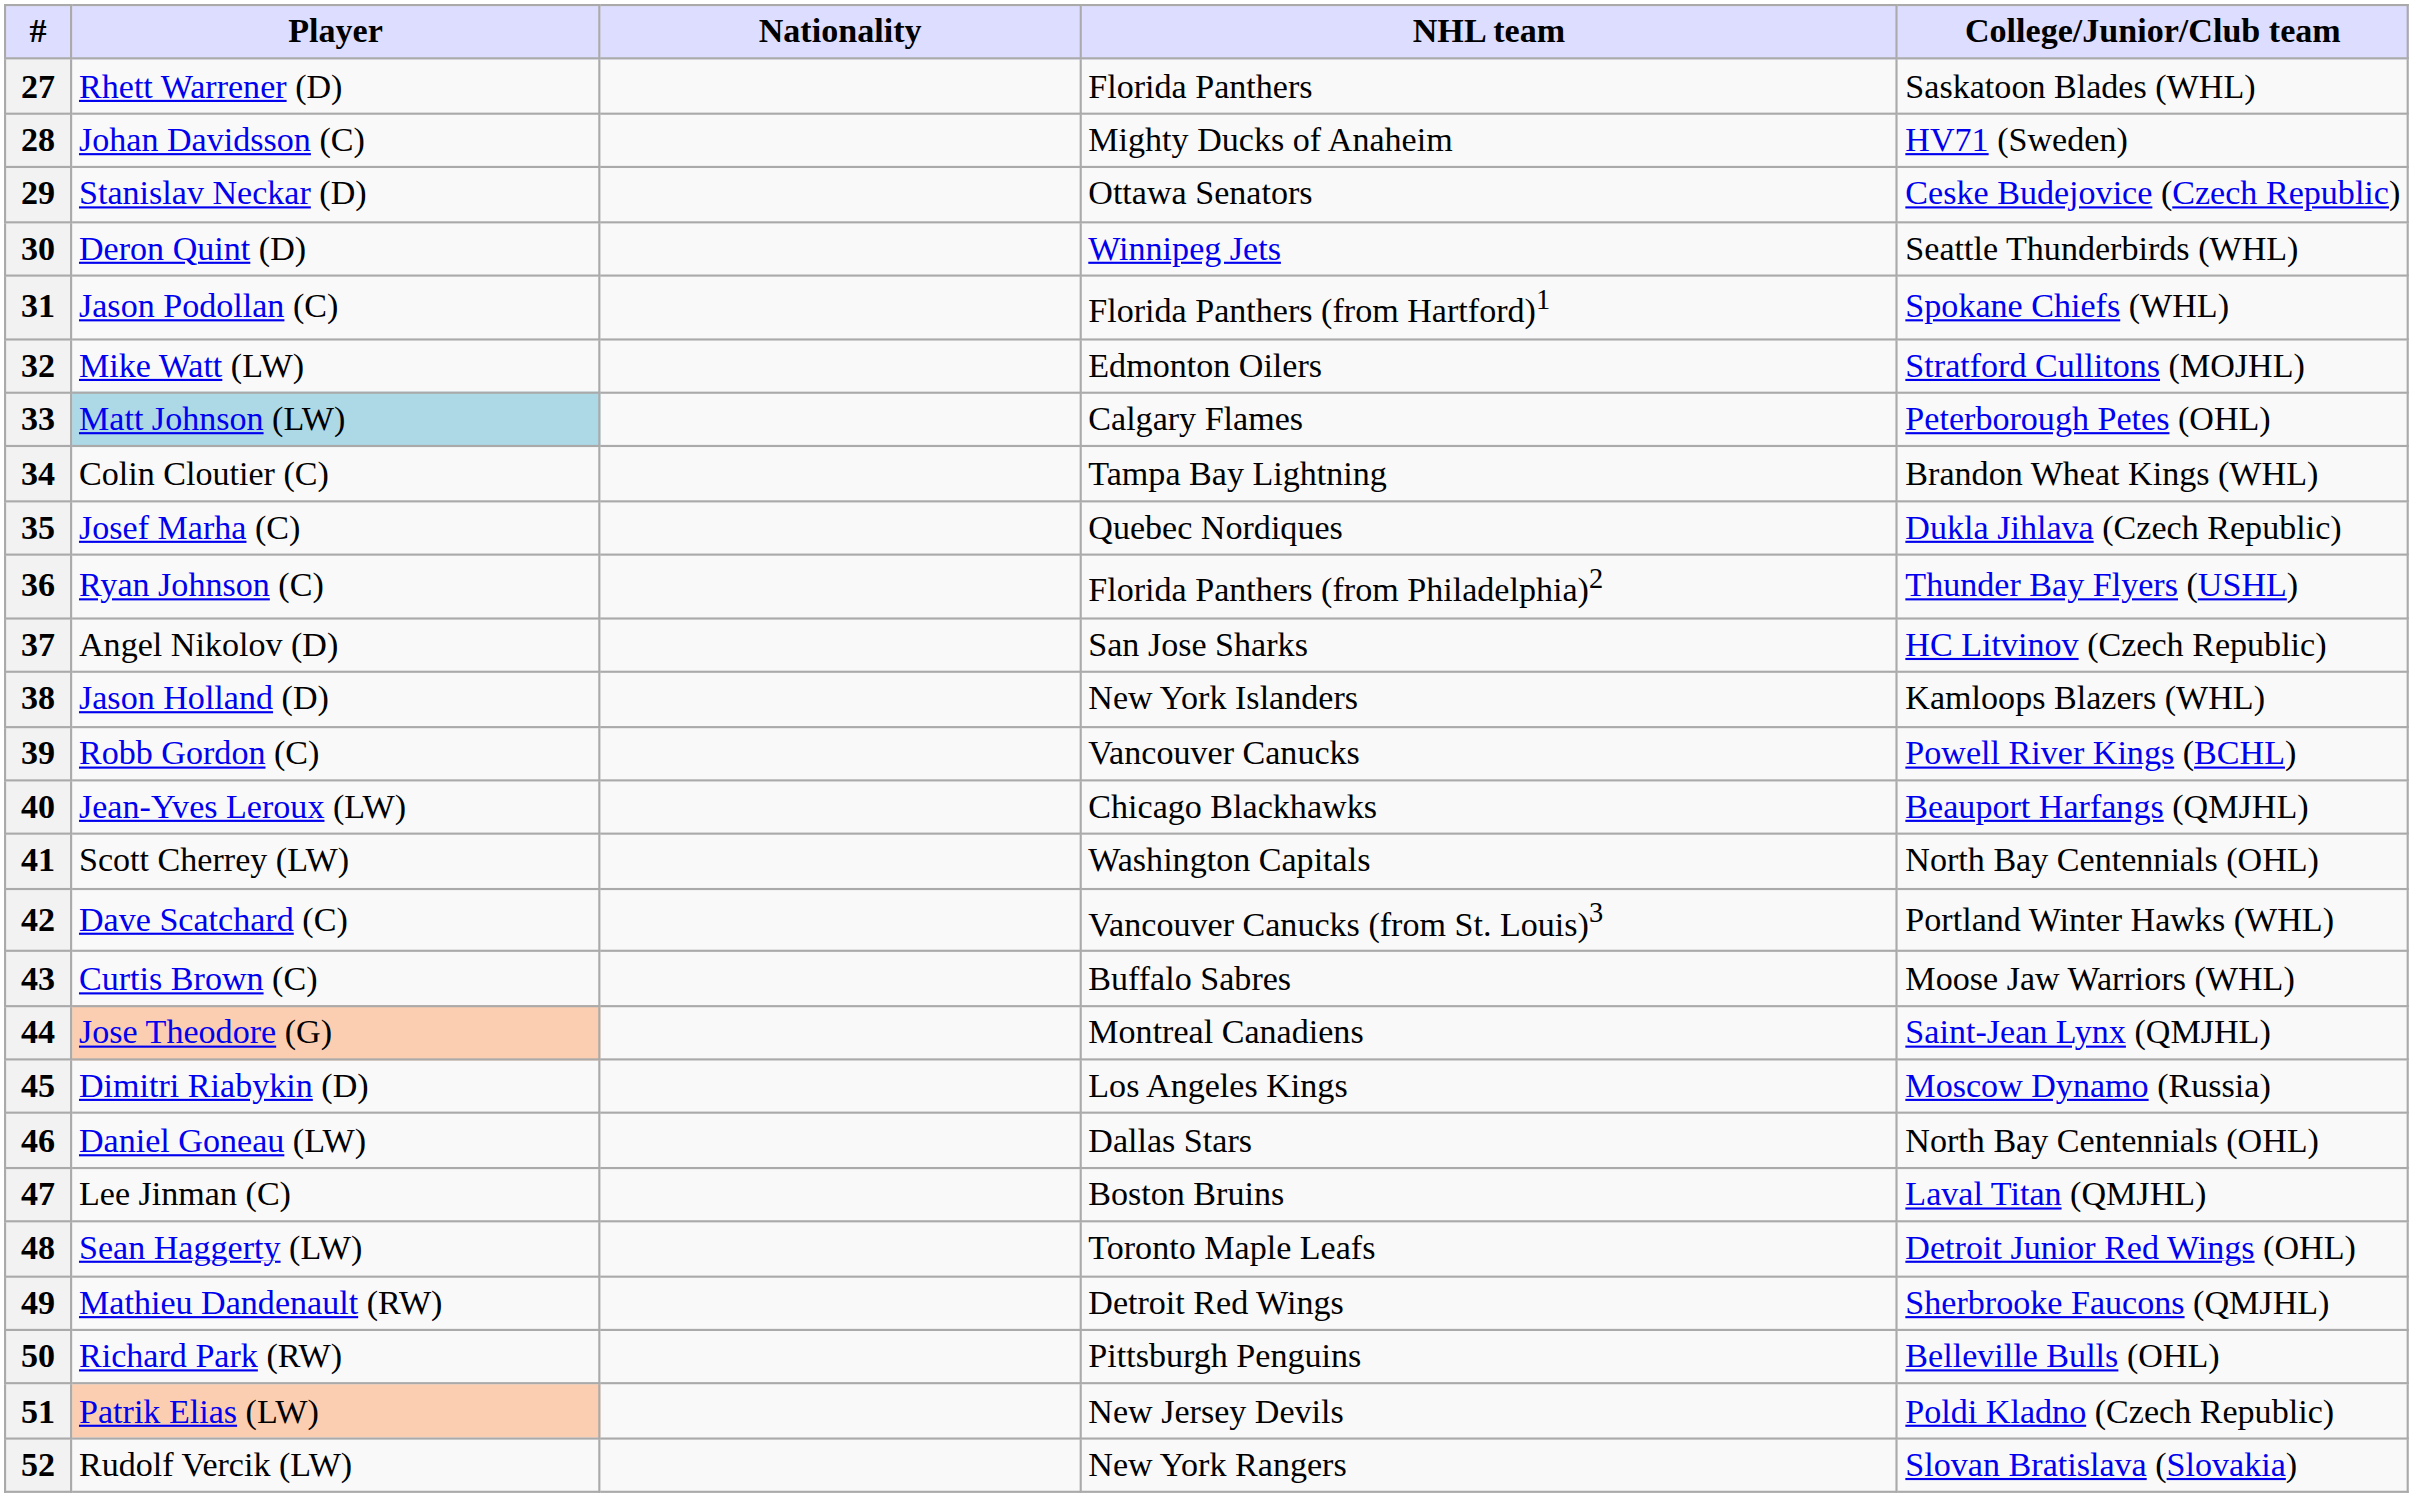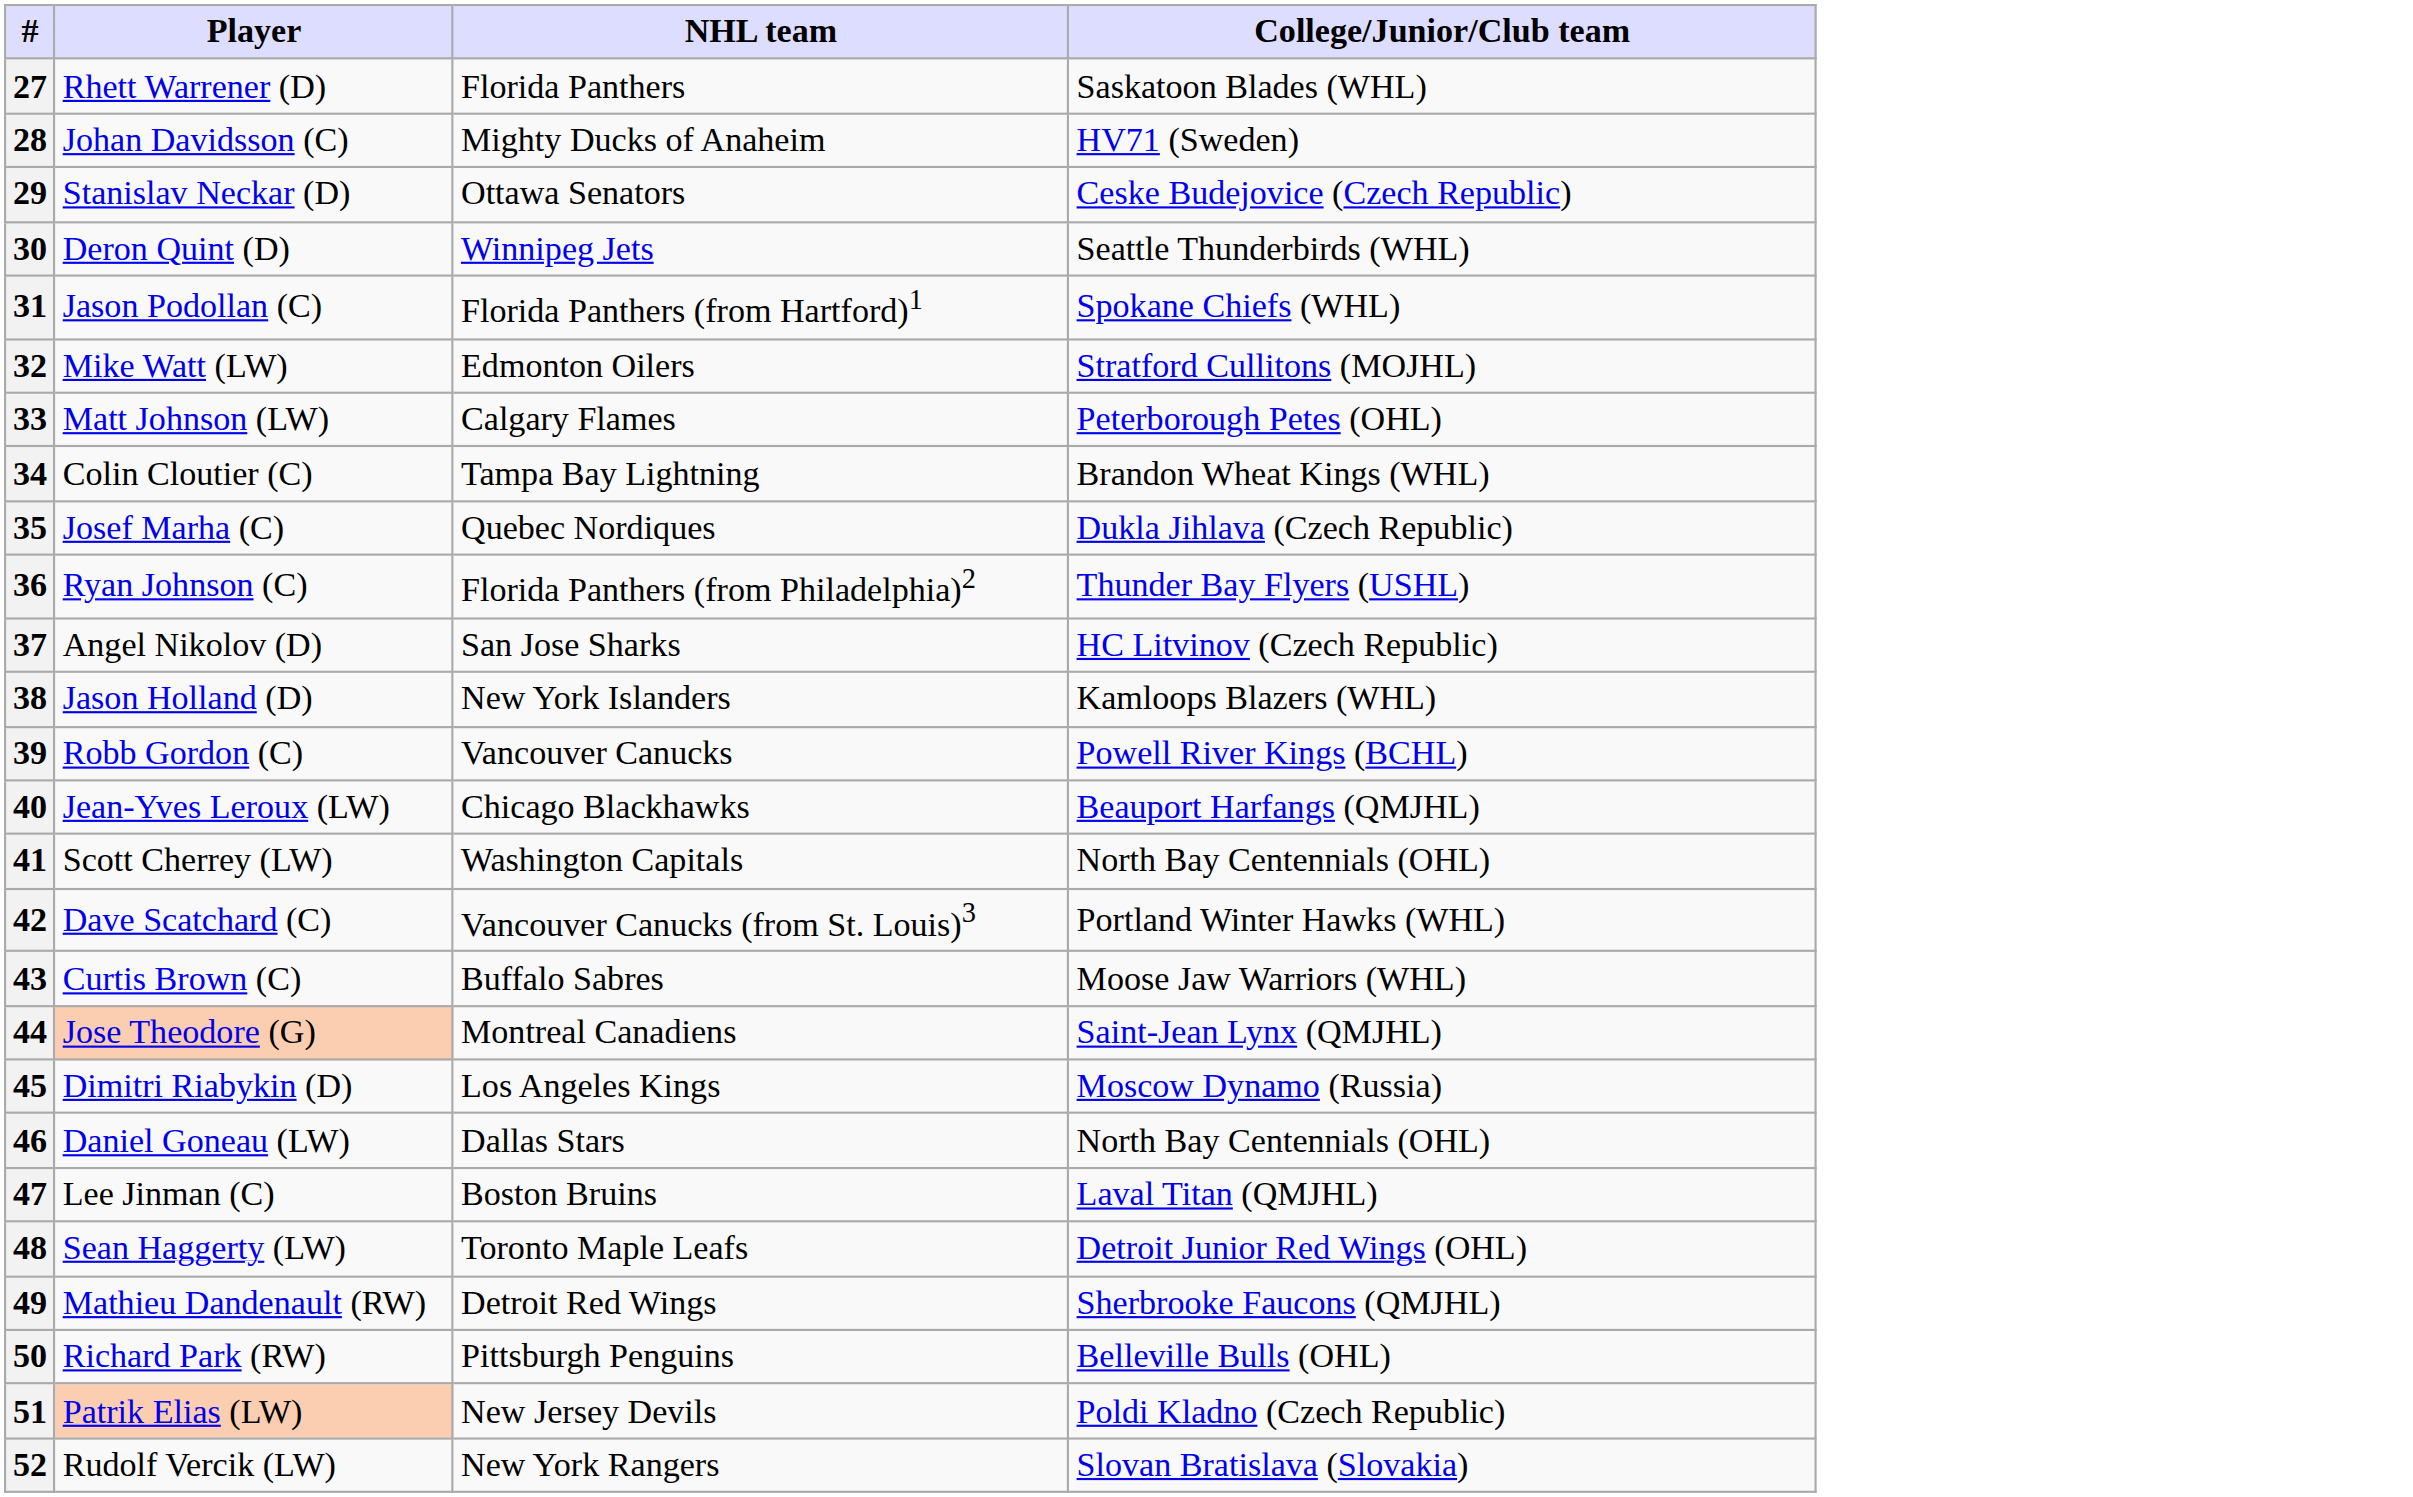- column: (840, 31)
(212, 419) lightblue background -> (196, 419) no background
